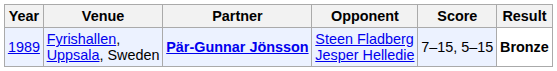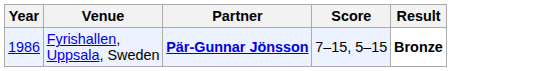- column: (365, 16)
(24, 47) 1989 -> (24, 47) 1986
